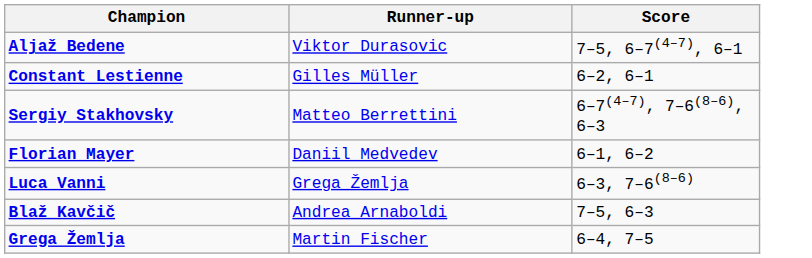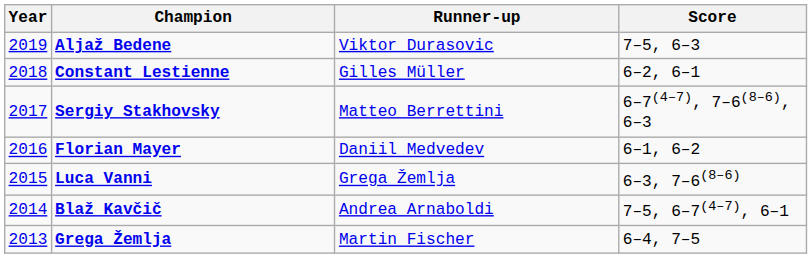+ column: (28, 18)
(659, 47) 7–5, 6–7(4–7), 6–1 -> (661, 45) 7–5, 6–3
(615, 212) 7–5, 6–3 -> (706, 210) 7–5, 6–7(4–7), 6–1
